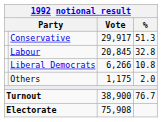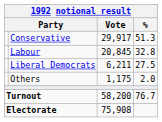(119, 65) 6,266 -> (119, 65) 6,211
(145, 65) 10.8 -> (145, 65) 27.5
(116, 96) 38,900 -> (116, 96) 58,200
